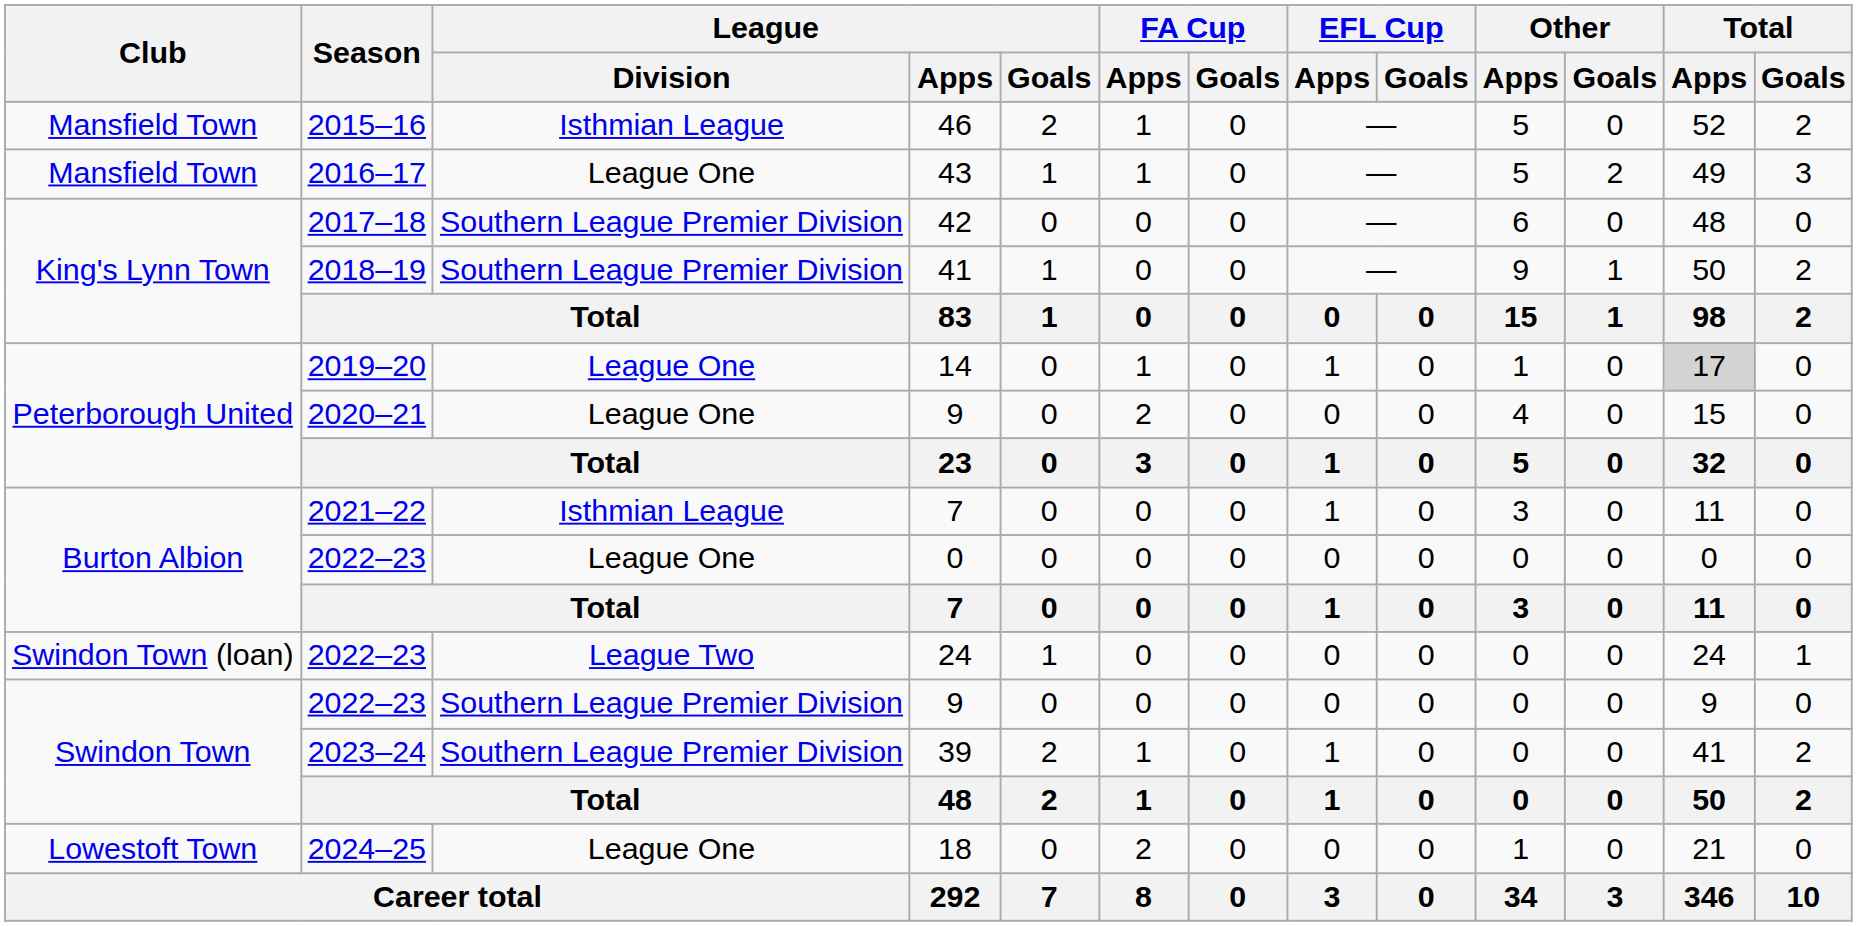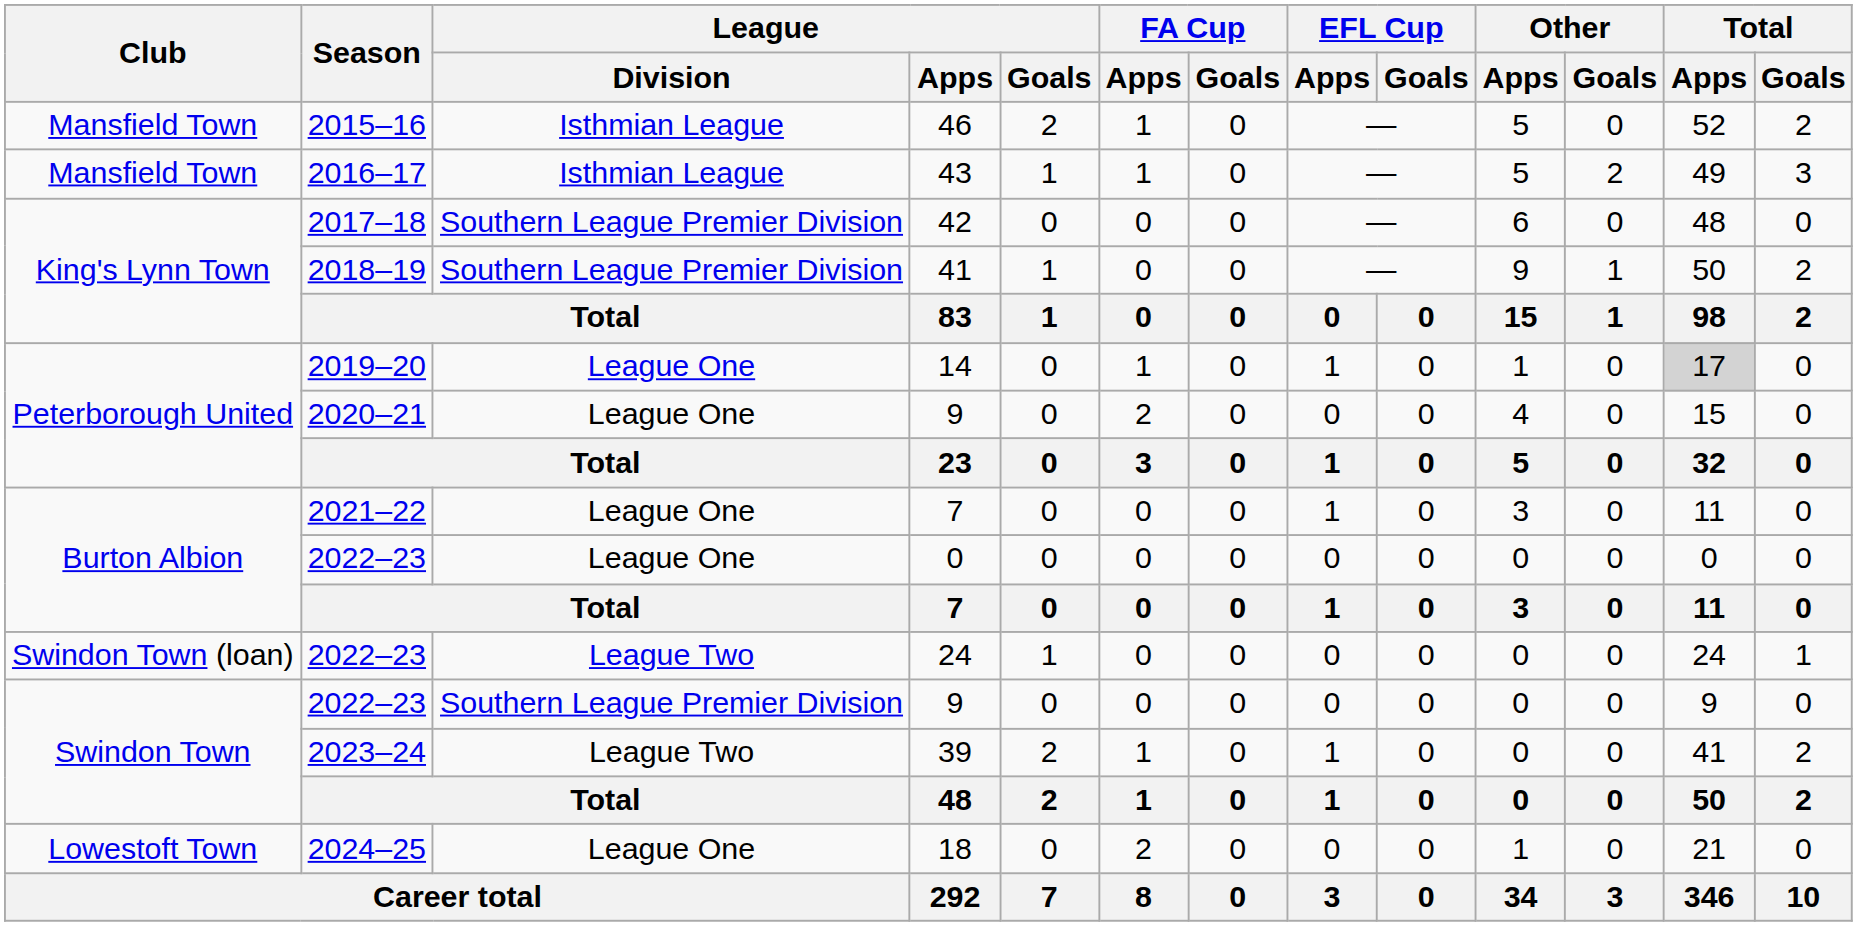(672, 173) League One -> (672, 173) Isthmian League
(672, 510) Isthmian League -> (672, 510) League One
(672, 751) Southern League Premier Division -> (672, 751) League Two
